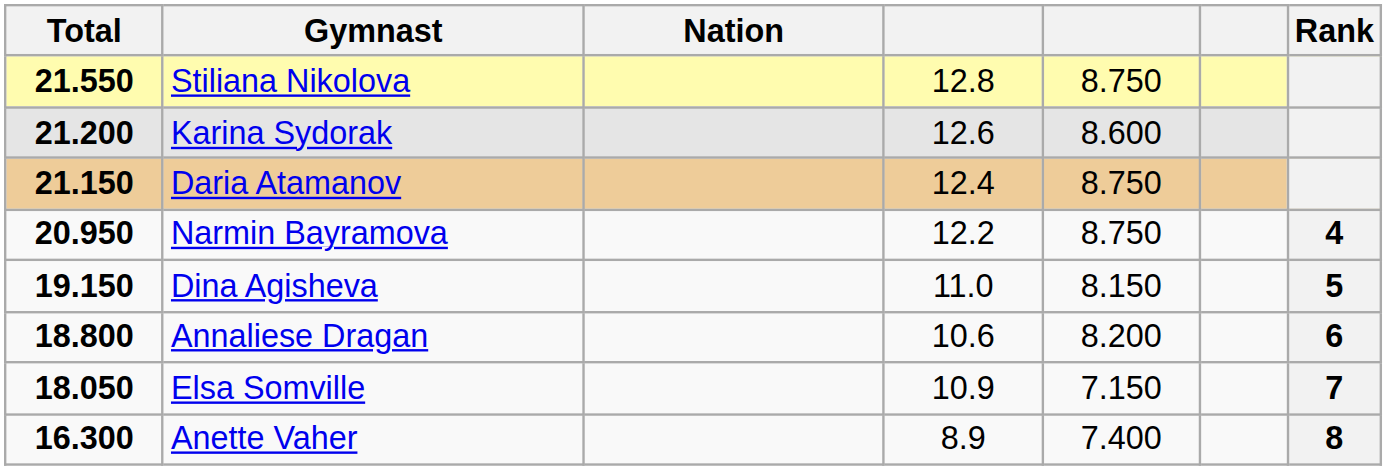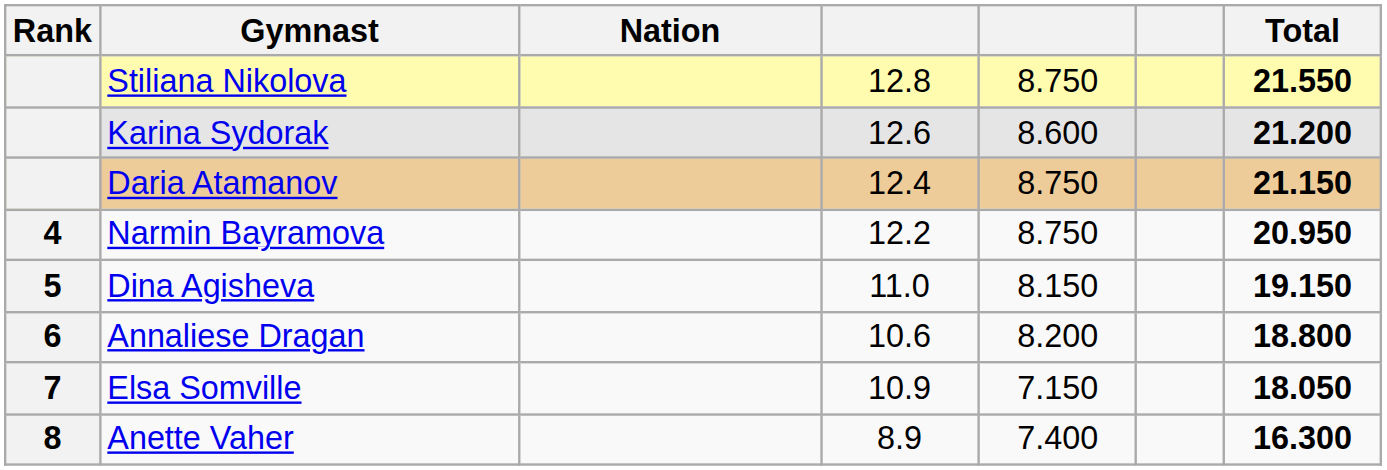columns swapped: (1334, 30) <-> (84, 30)
